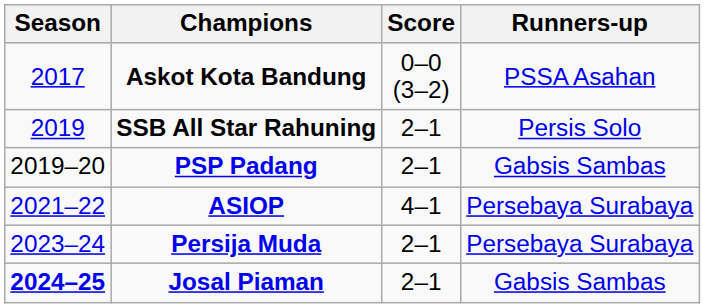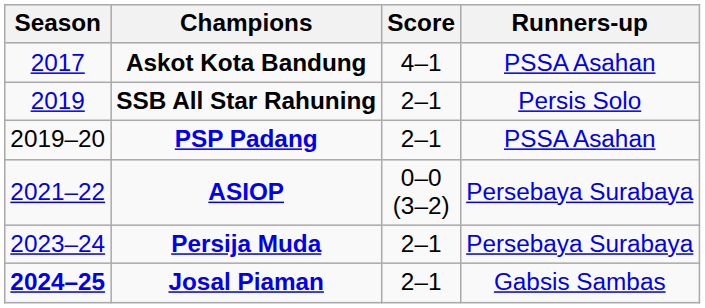(421, 76) 0–0 (3–2) -> (421, 62) 4–1
(580, 166) Gabsis Sambas -> (580, 139) PSSA Asahan
(421, 205) 4–1 -> (421, 191) 0–0 (3–2)
